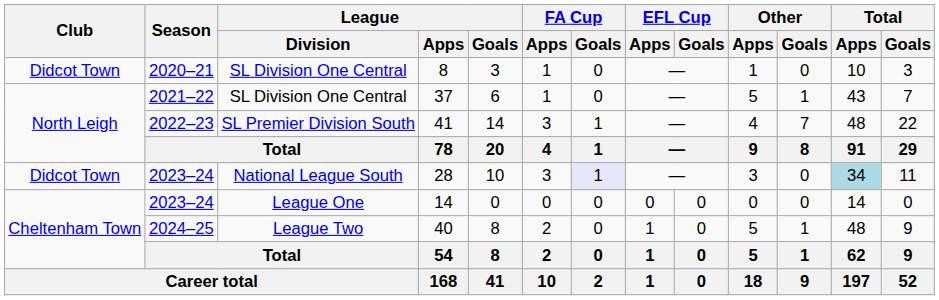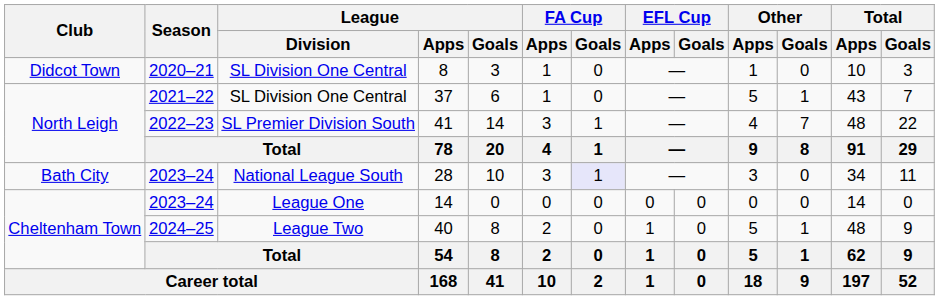(75, 176) Didcot Town -> (75, 176) Bath City
(856, 176) lightblue background -> (856, 176) no background
